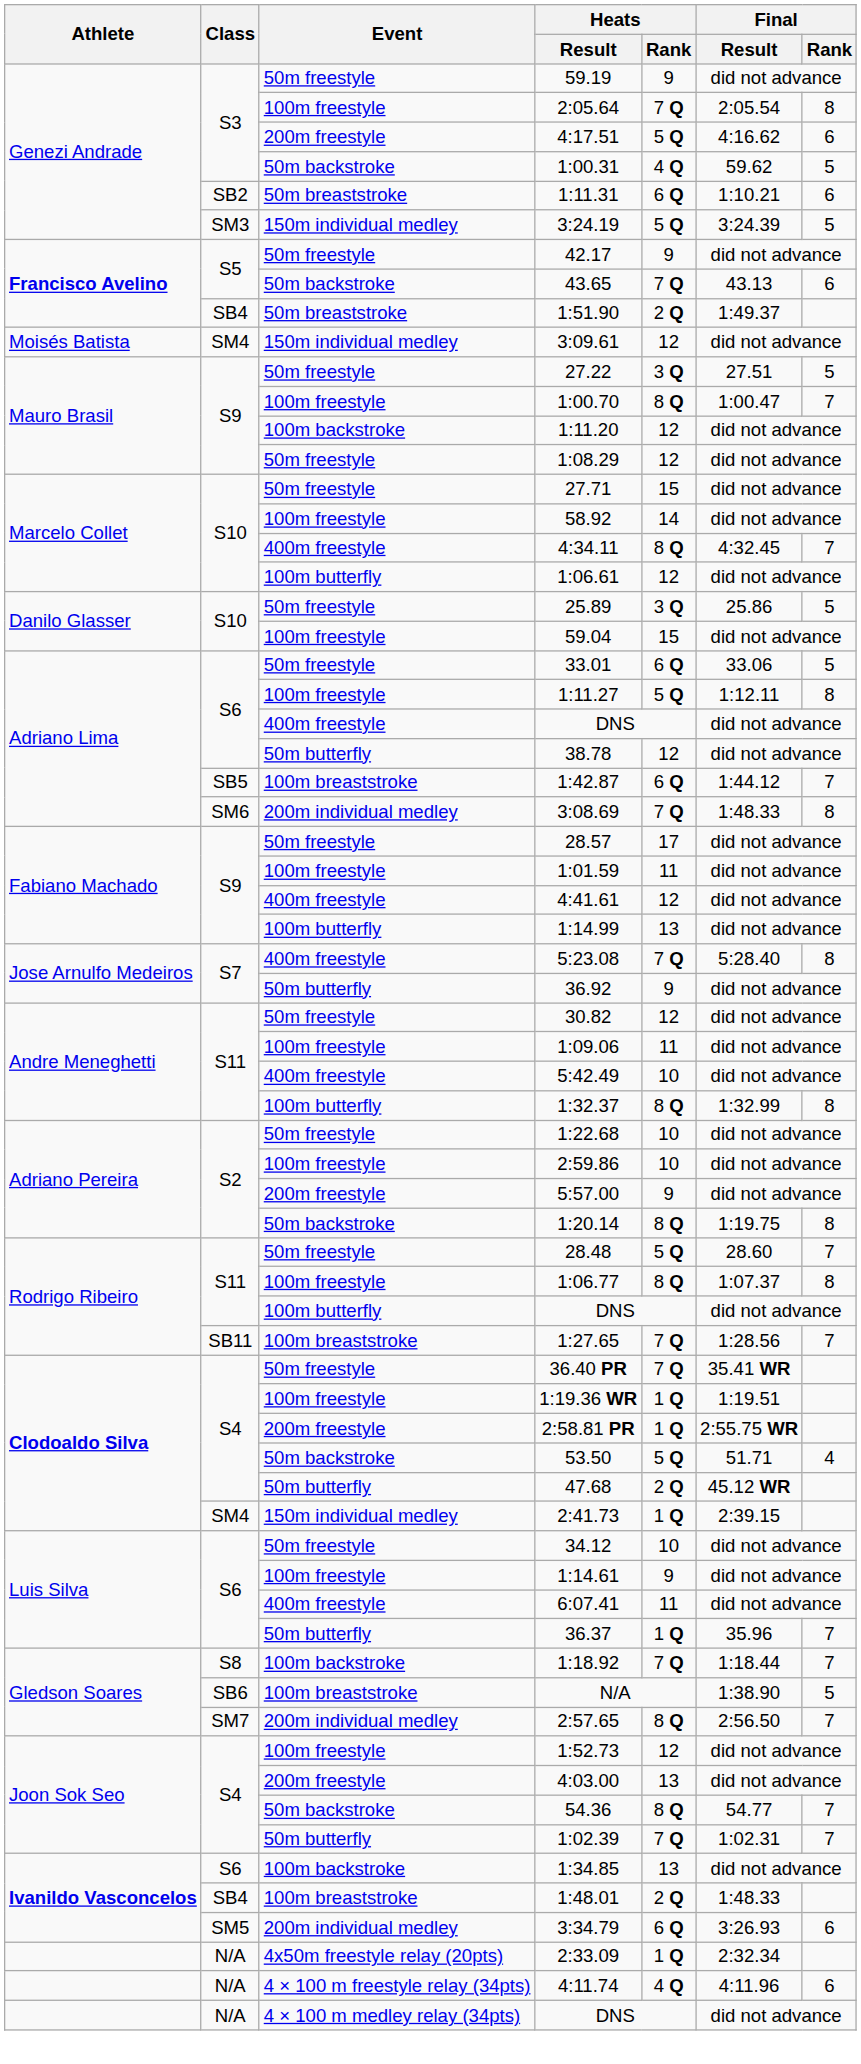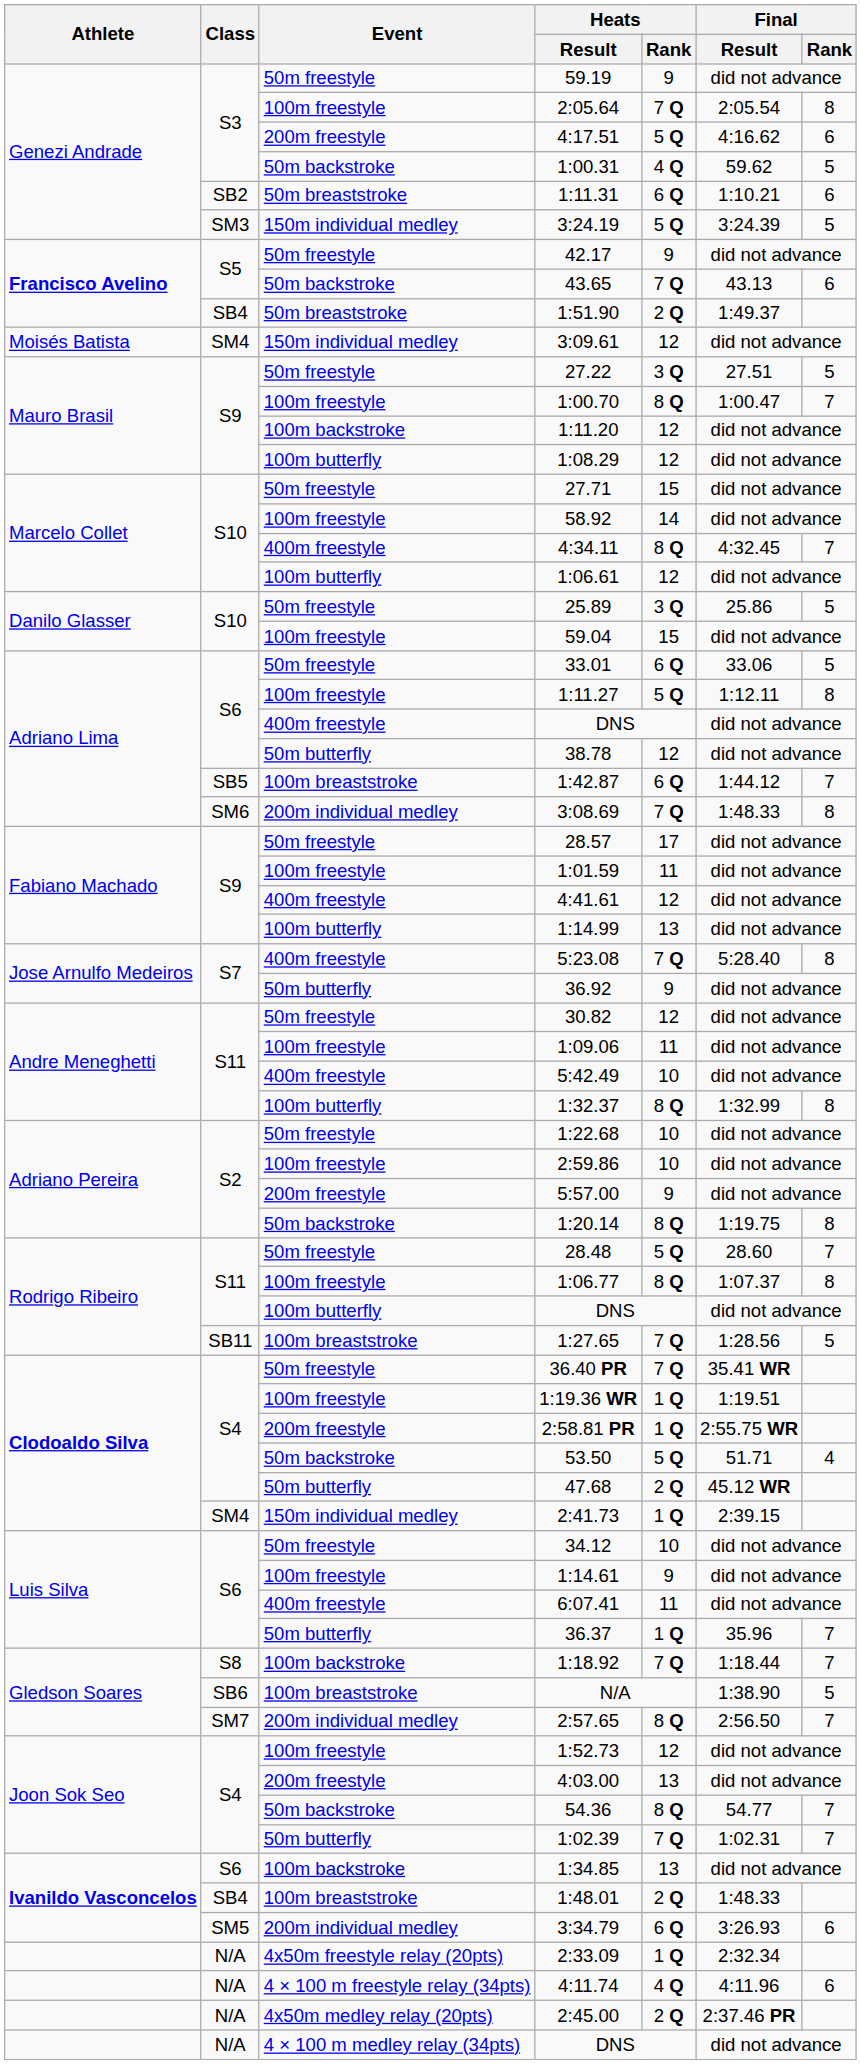(319, 460) 50m freestyle -> (323, 460) 100m butterfly
(830, 1340) 7 -> (830, 1340) 5
+ row: (230, 2015)
